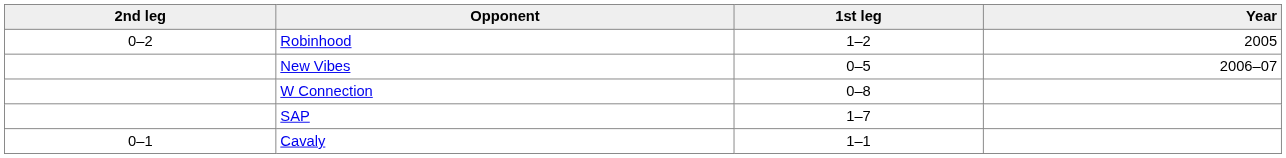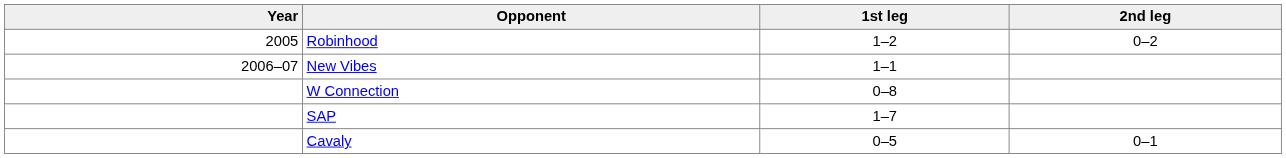columns swapped: (1262, 16) <-> (140, 16)
(859, 66) 0–5 -> (885, 66) 1–1
(859, 141) 1–1 -> (885, 141) 0–5
